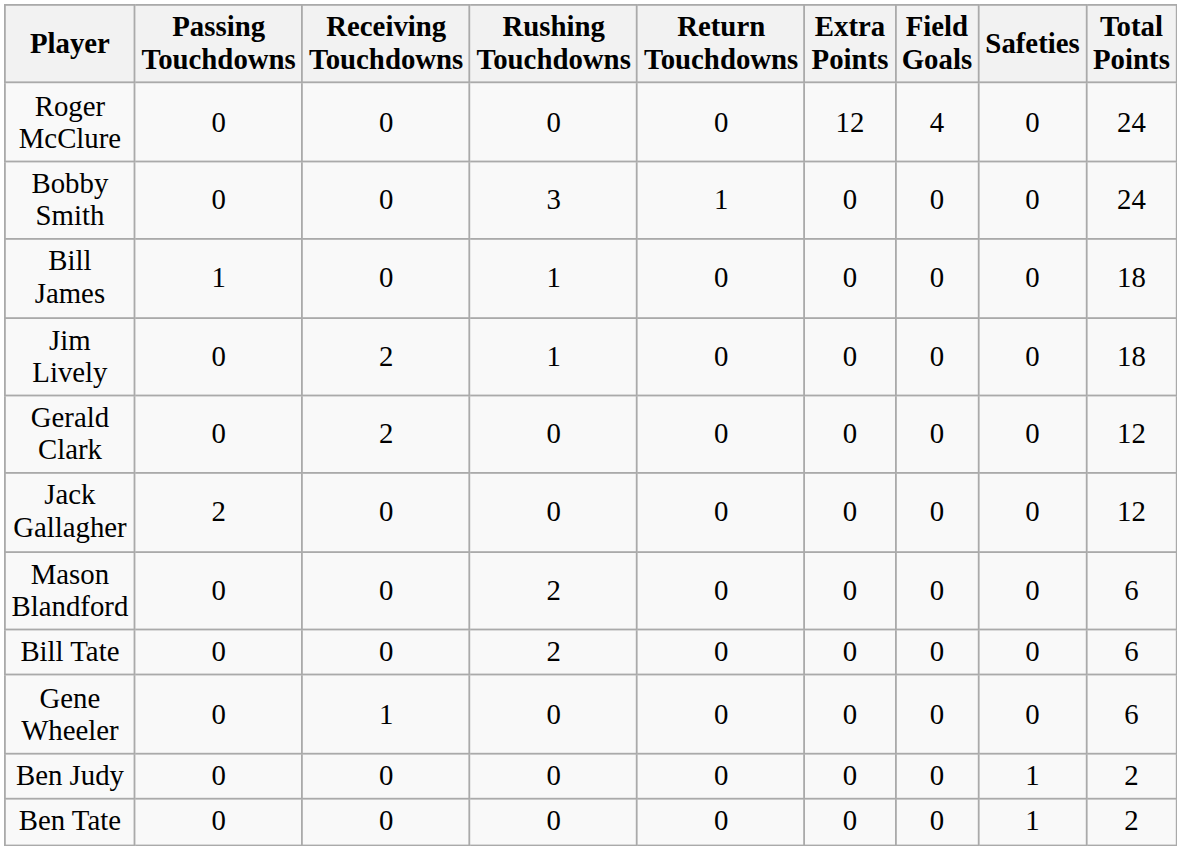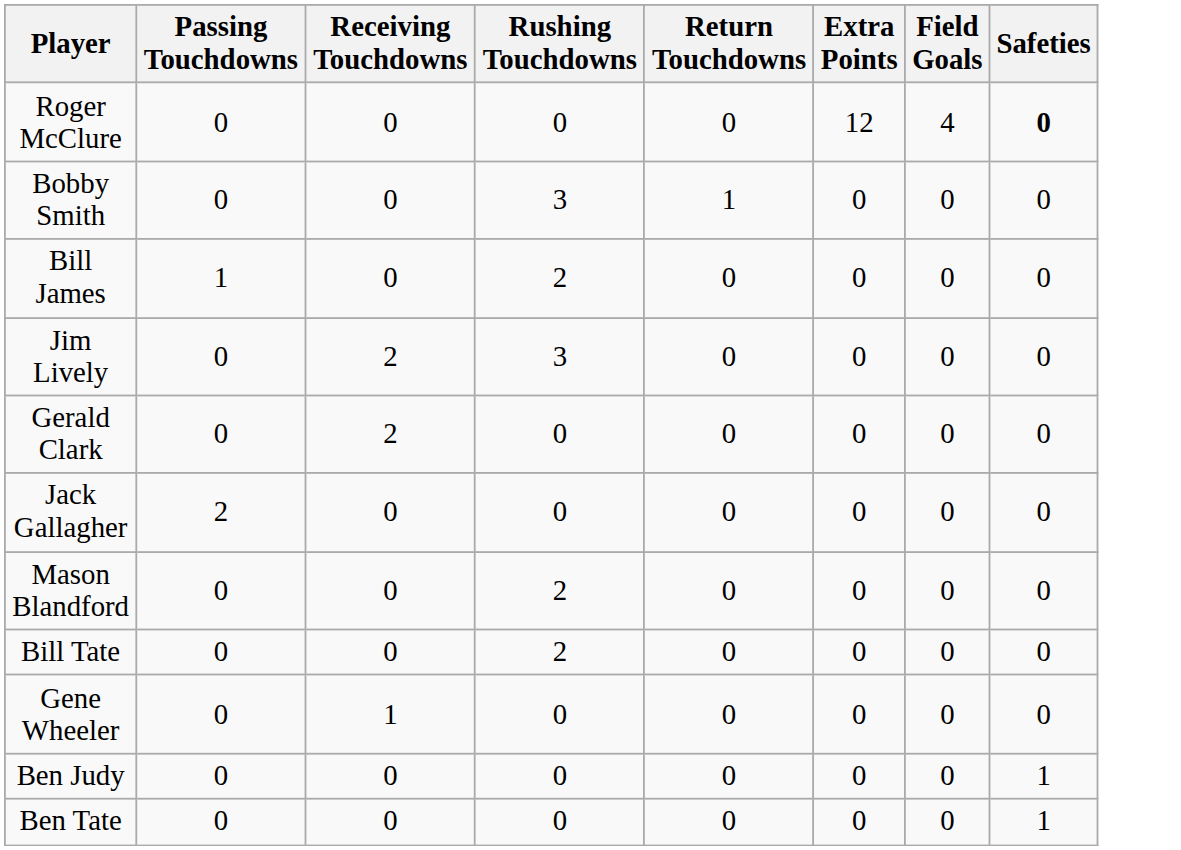- column: (1131, 43)
(1033, 121) normal -> (1044, 121) bold
(554, 277) 1 -> (560, 277) 2
(554, 355) 1 -> (560, 355) 3
